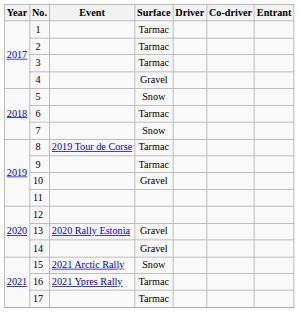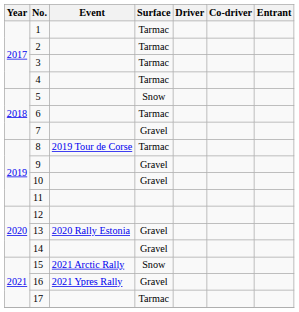(154, 79) Gravel -> (154, 79) Tarmac
(154, 130) Snow -> (154, 130) Gravel
(154, 163) Tarmac -> (154, 163) Gravel
(154, 281) Tarmac -> (154, 281) Gravel
